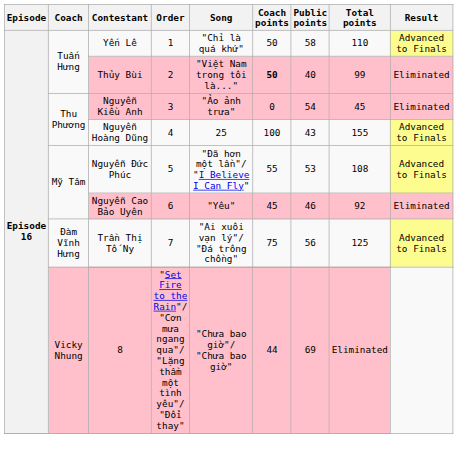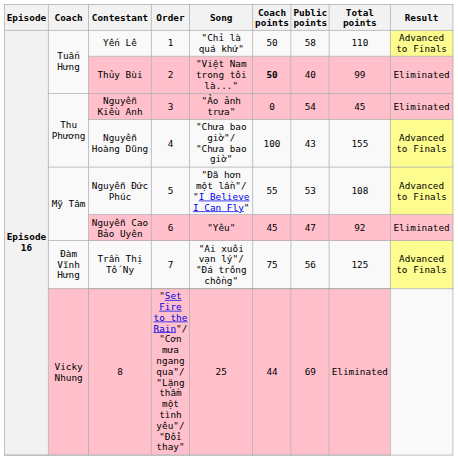(221, 132) 25 -> (221, 143) "Chưa bao giờ"/ "Chưa bao giờ"
(310, 206) 46 -> (310, 228) 47
(221, 350) "Chưa bao giờ"/ "Chưa bao giờ" -> (221, 372) 25
